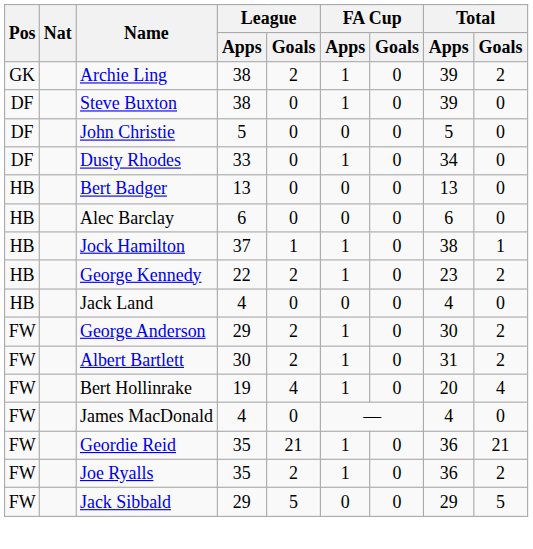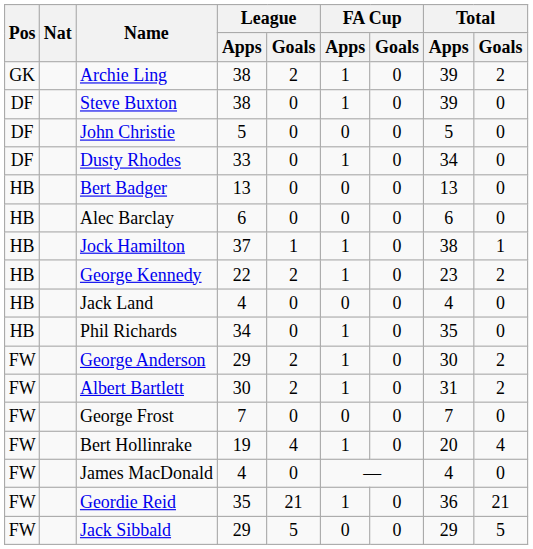+ row: (129, 331)
+ row: (127, 416)
- row: (117, 473)
